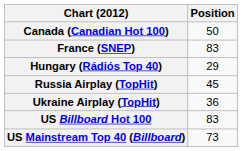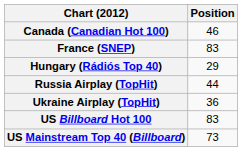(213, 31) 50 -> (213, 31) 46
(213, 84) 45 -> (213, 84) 44
